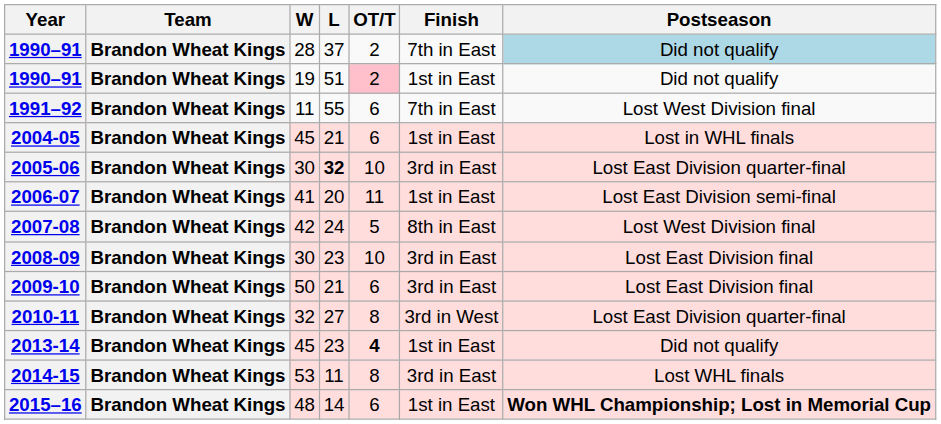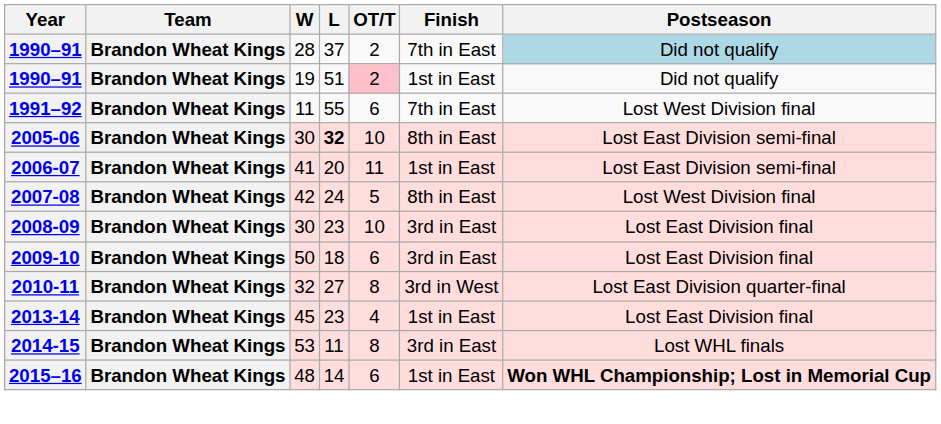- row: (45, 138)
(451, 168) 3rd in East -> (451, 138) 8th in East
(719, 168) Lost East Division quarter-final -> (719, 138) Lost East Division semi-final
(334, 286) 21 -> (334, 256) 18
(374, 345) bold -> (374, 316) normal
(719, 345) Did not qualify -> (719, 316) Lost East Division final
